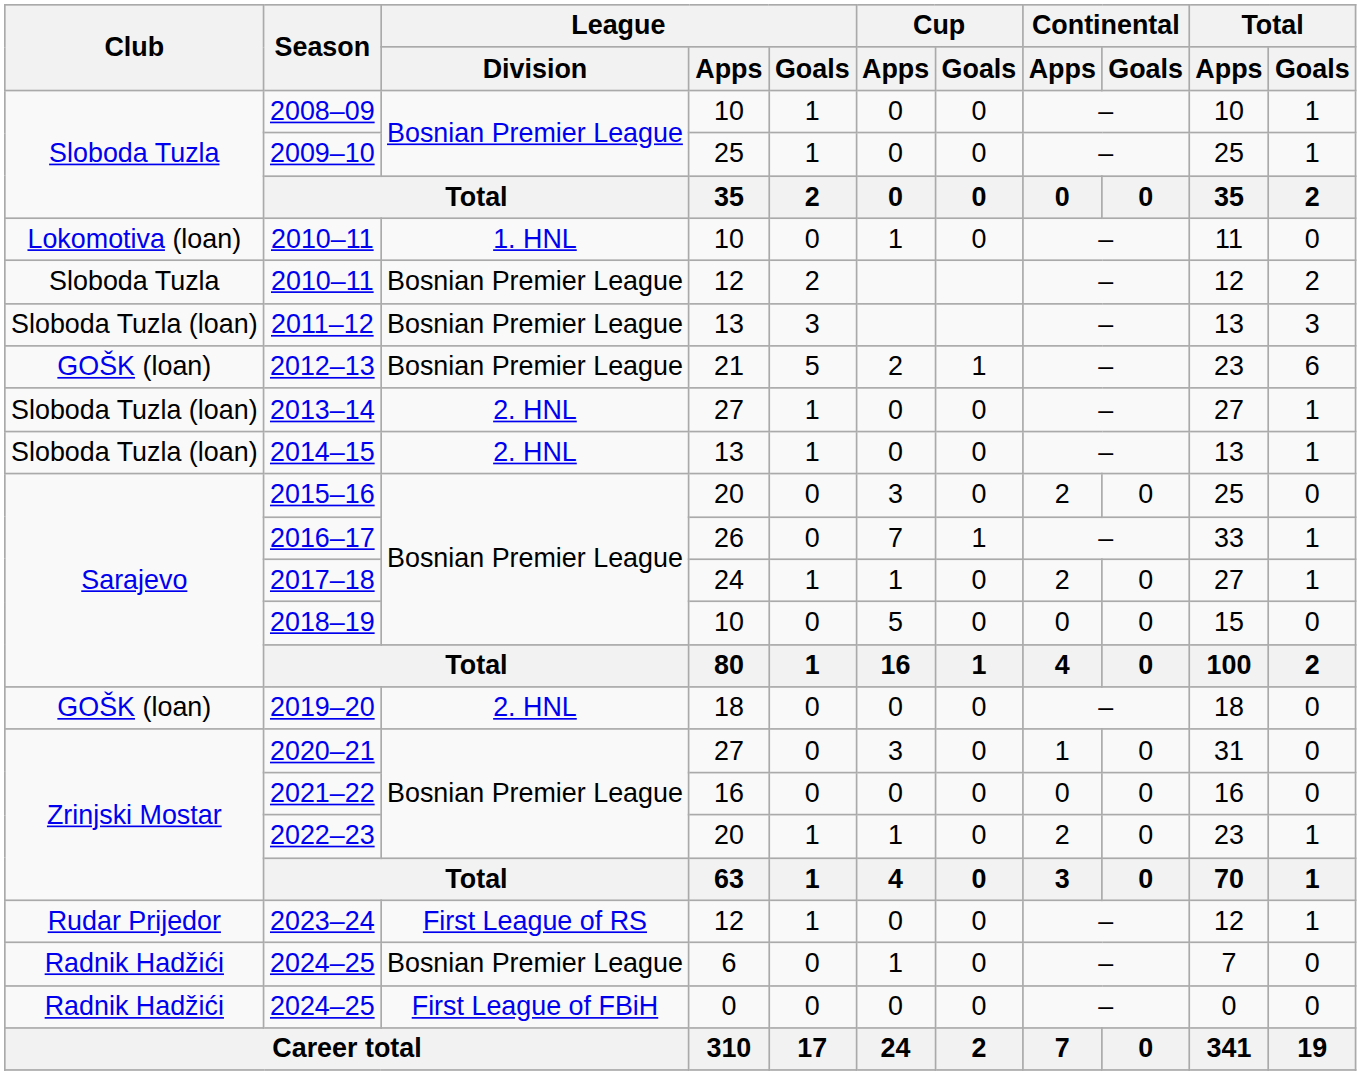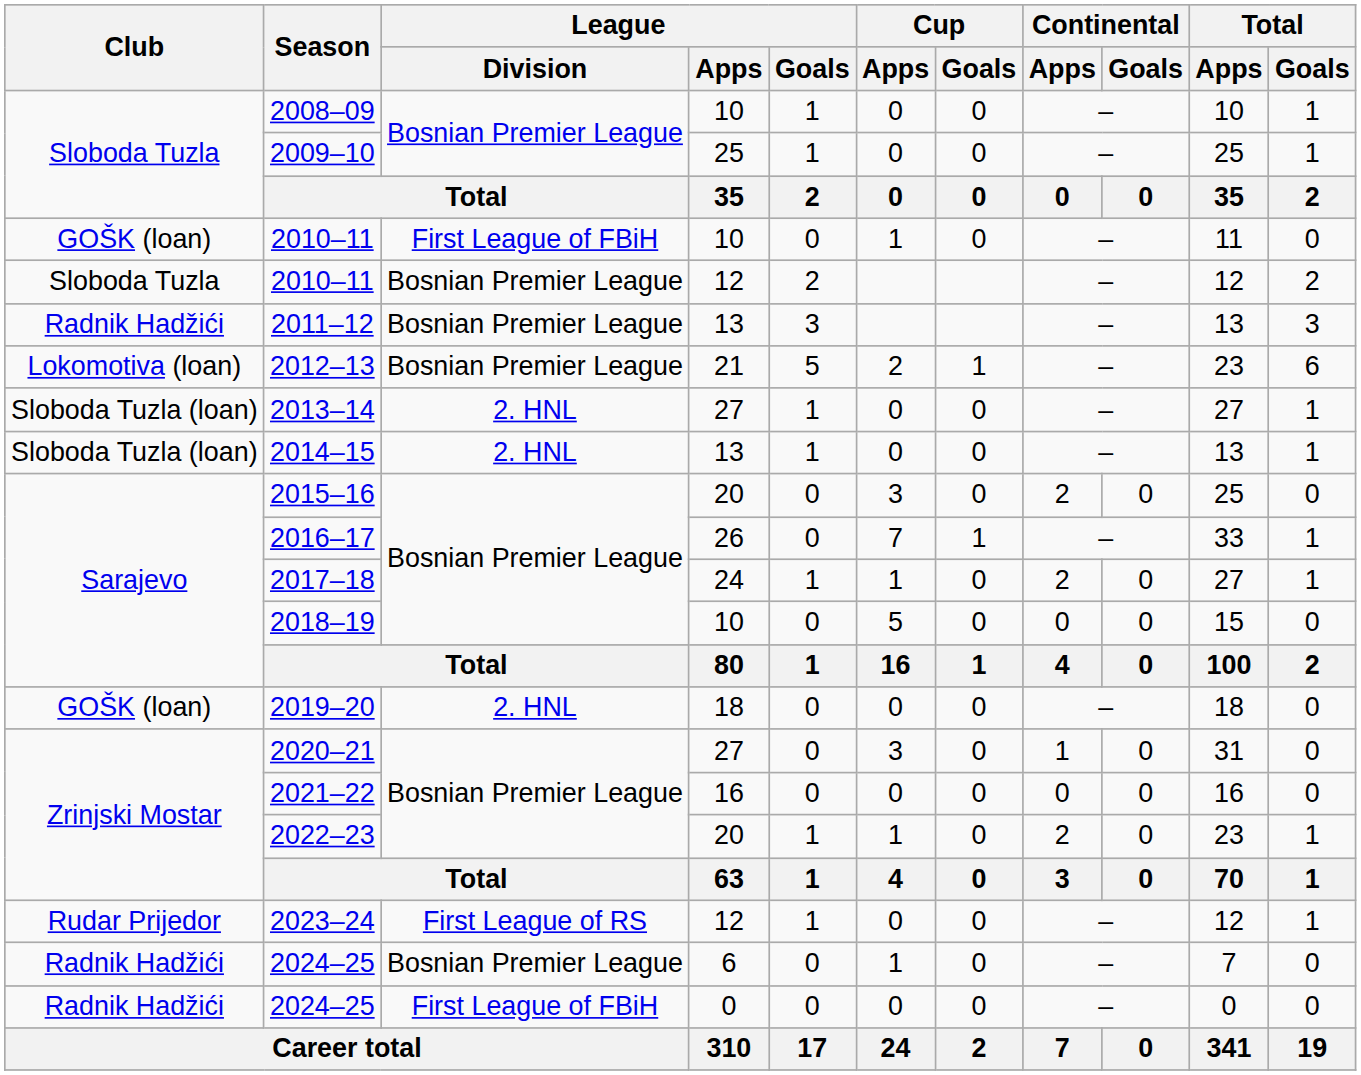(134, 238) Lokomotiva (loan) -> (134, 238) GOŠK (loan)
(535, 238) 1. HNL -> (535, 238) First League of FBiH
(134, 324) Sloboda Tuzla (loan) -> (134, 324) Radnik Hadžići
(134, 366) GOŠK (loan) -> (134, 366) Lokomotiva (loan)
